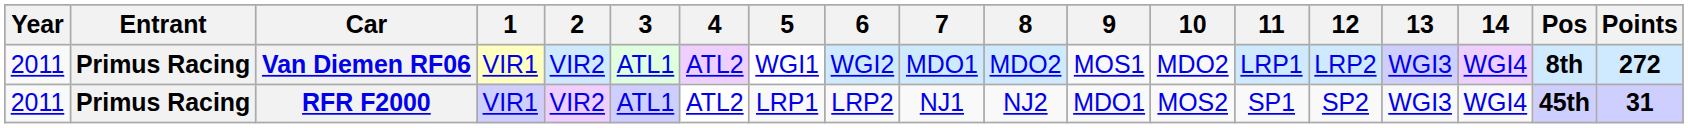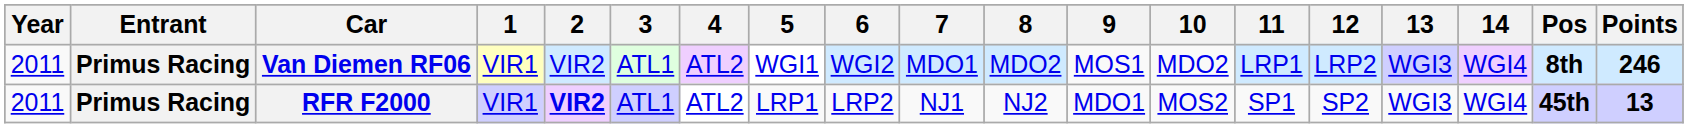(1640, 64) 272 -> (1640, 64) 246
(577, 104) normal -> (577, 104) bold
(1640, 104) 31 -> (1640, 104) 13
